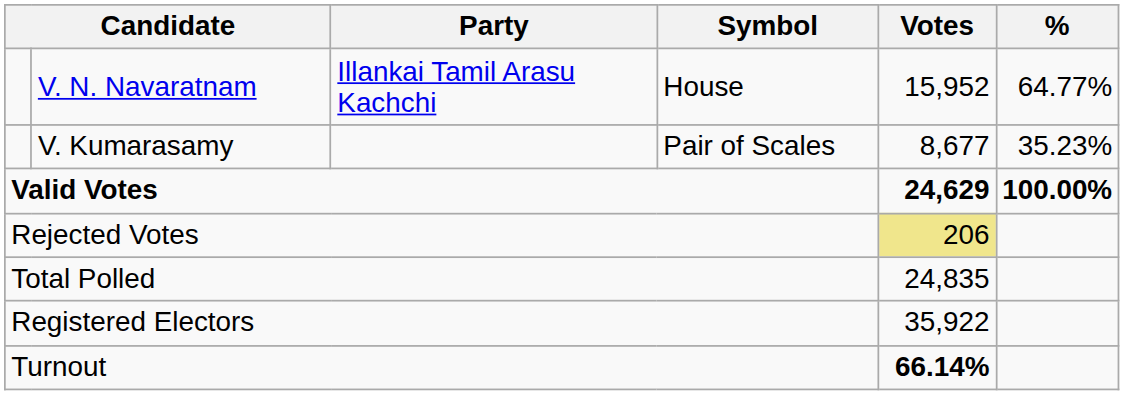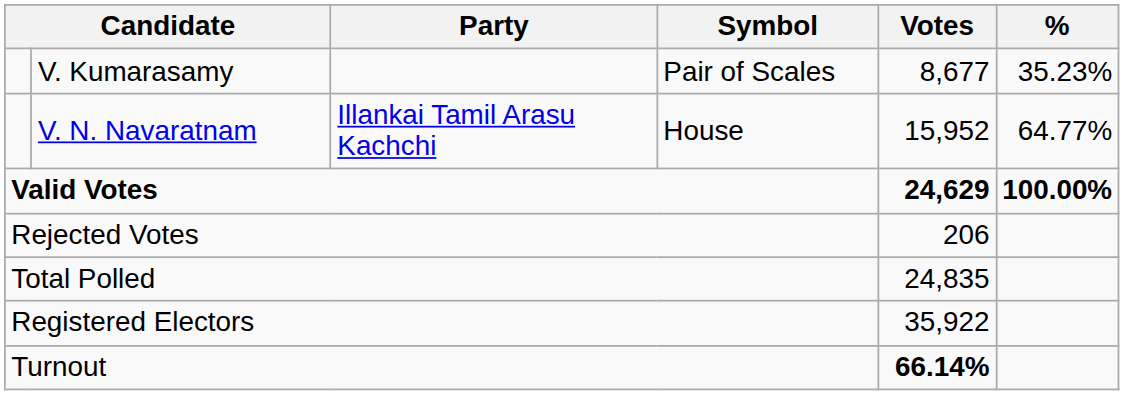rows swapped: (147, 86) <-> (136, 146)
(966, 234) khaki background -> (966, 234) no background
